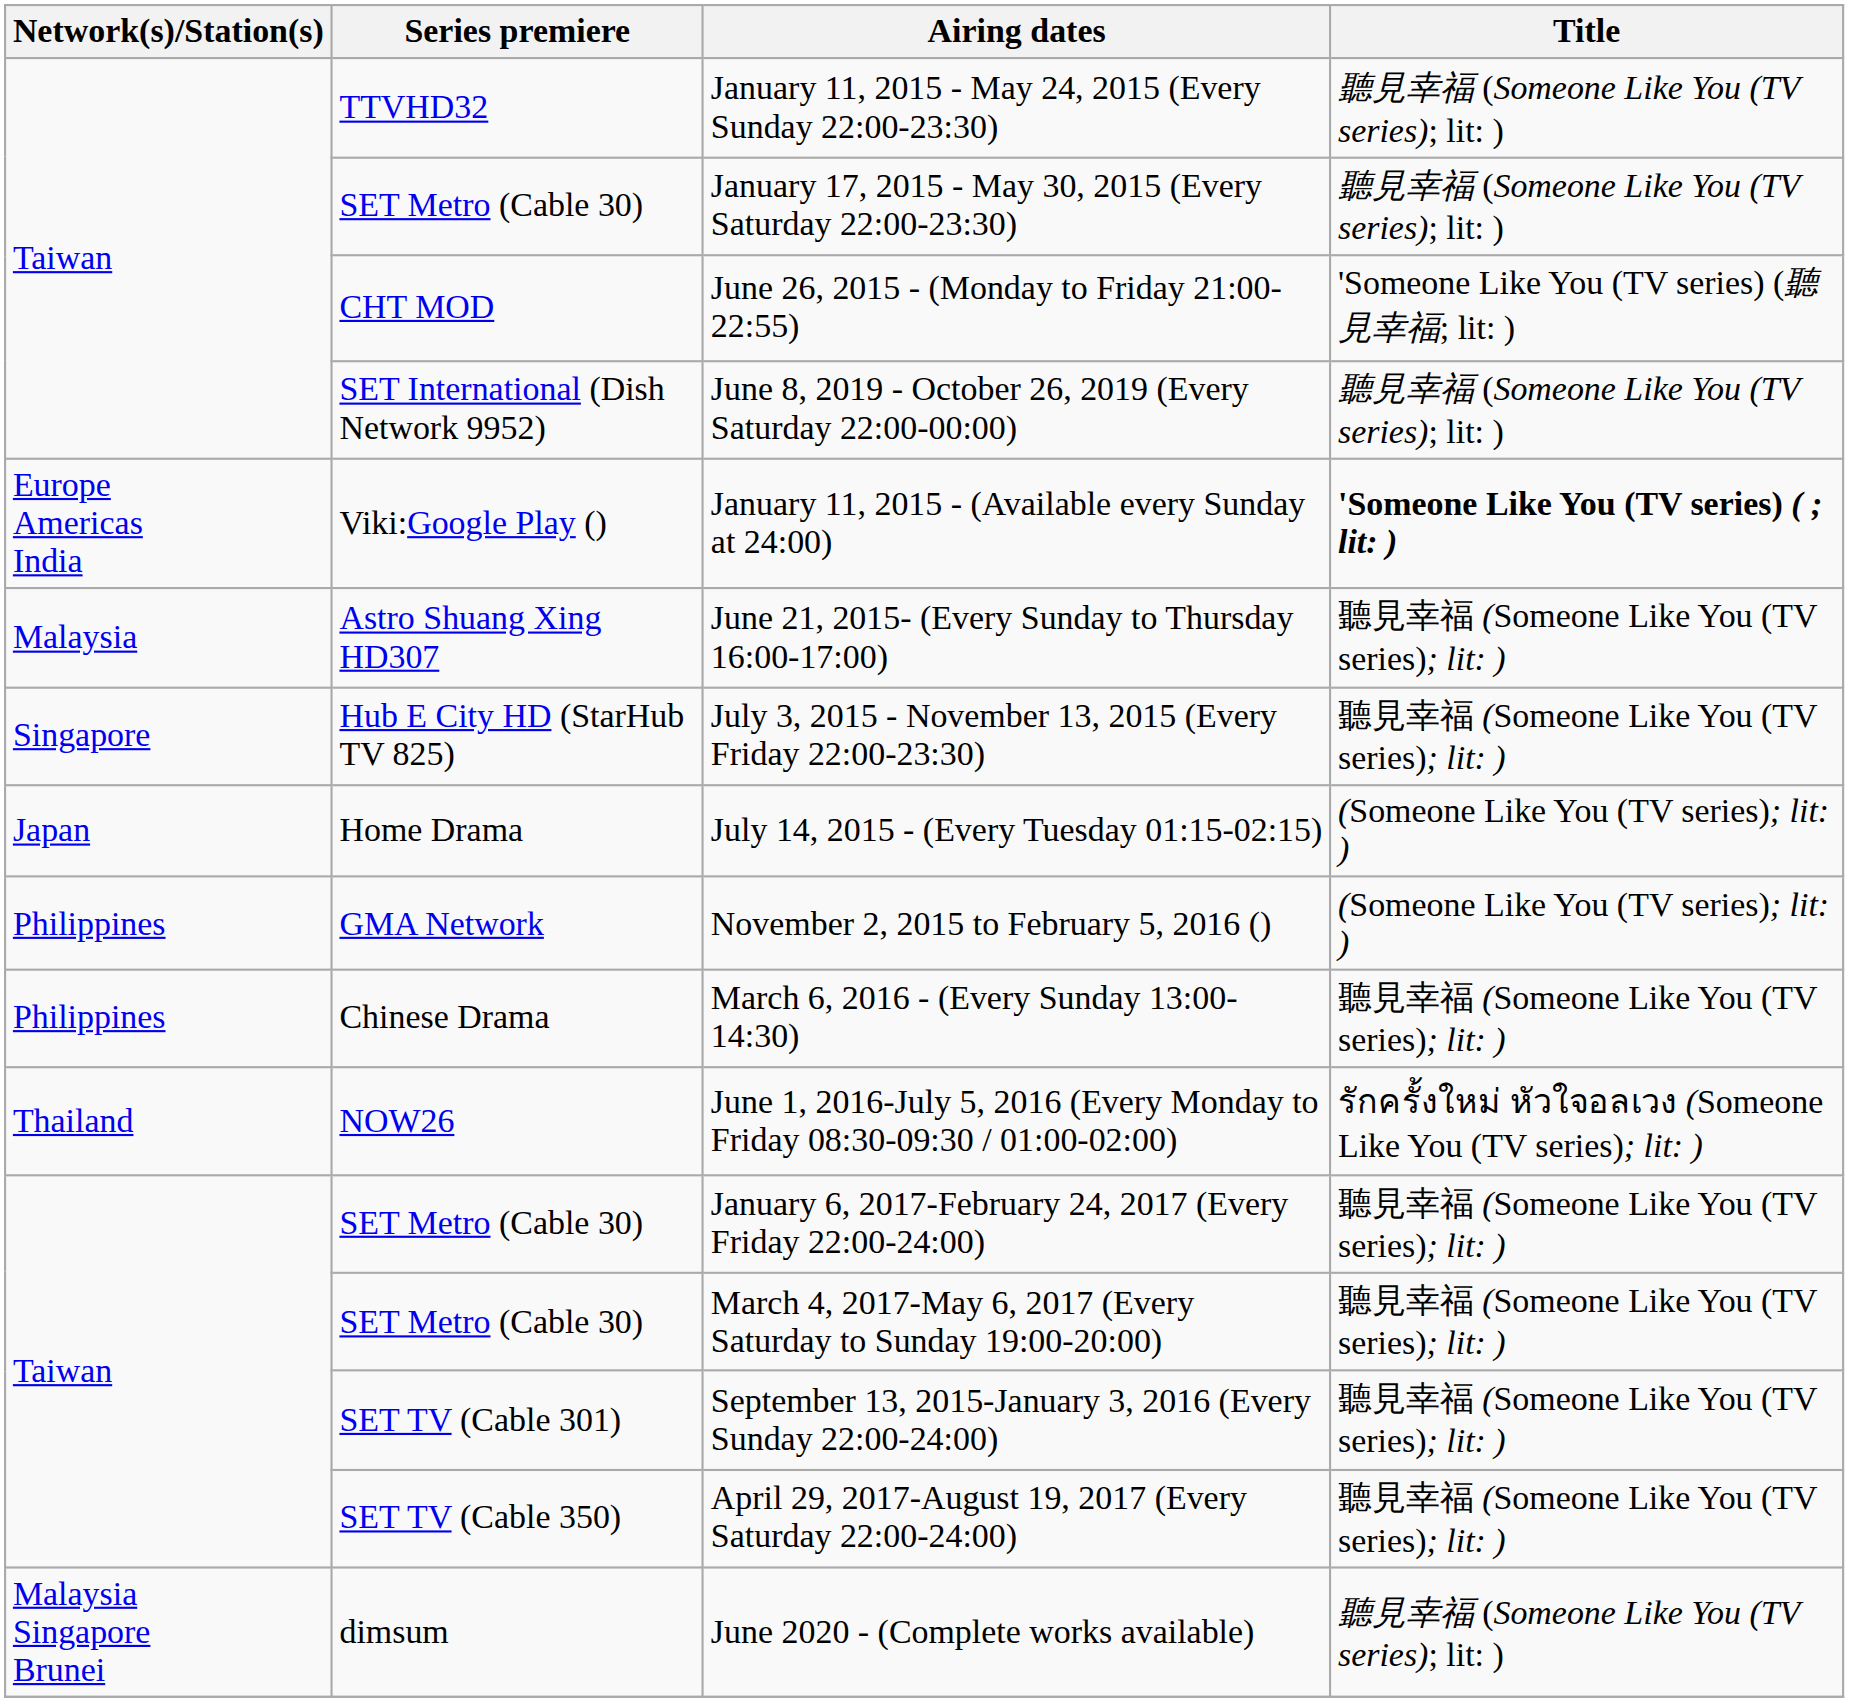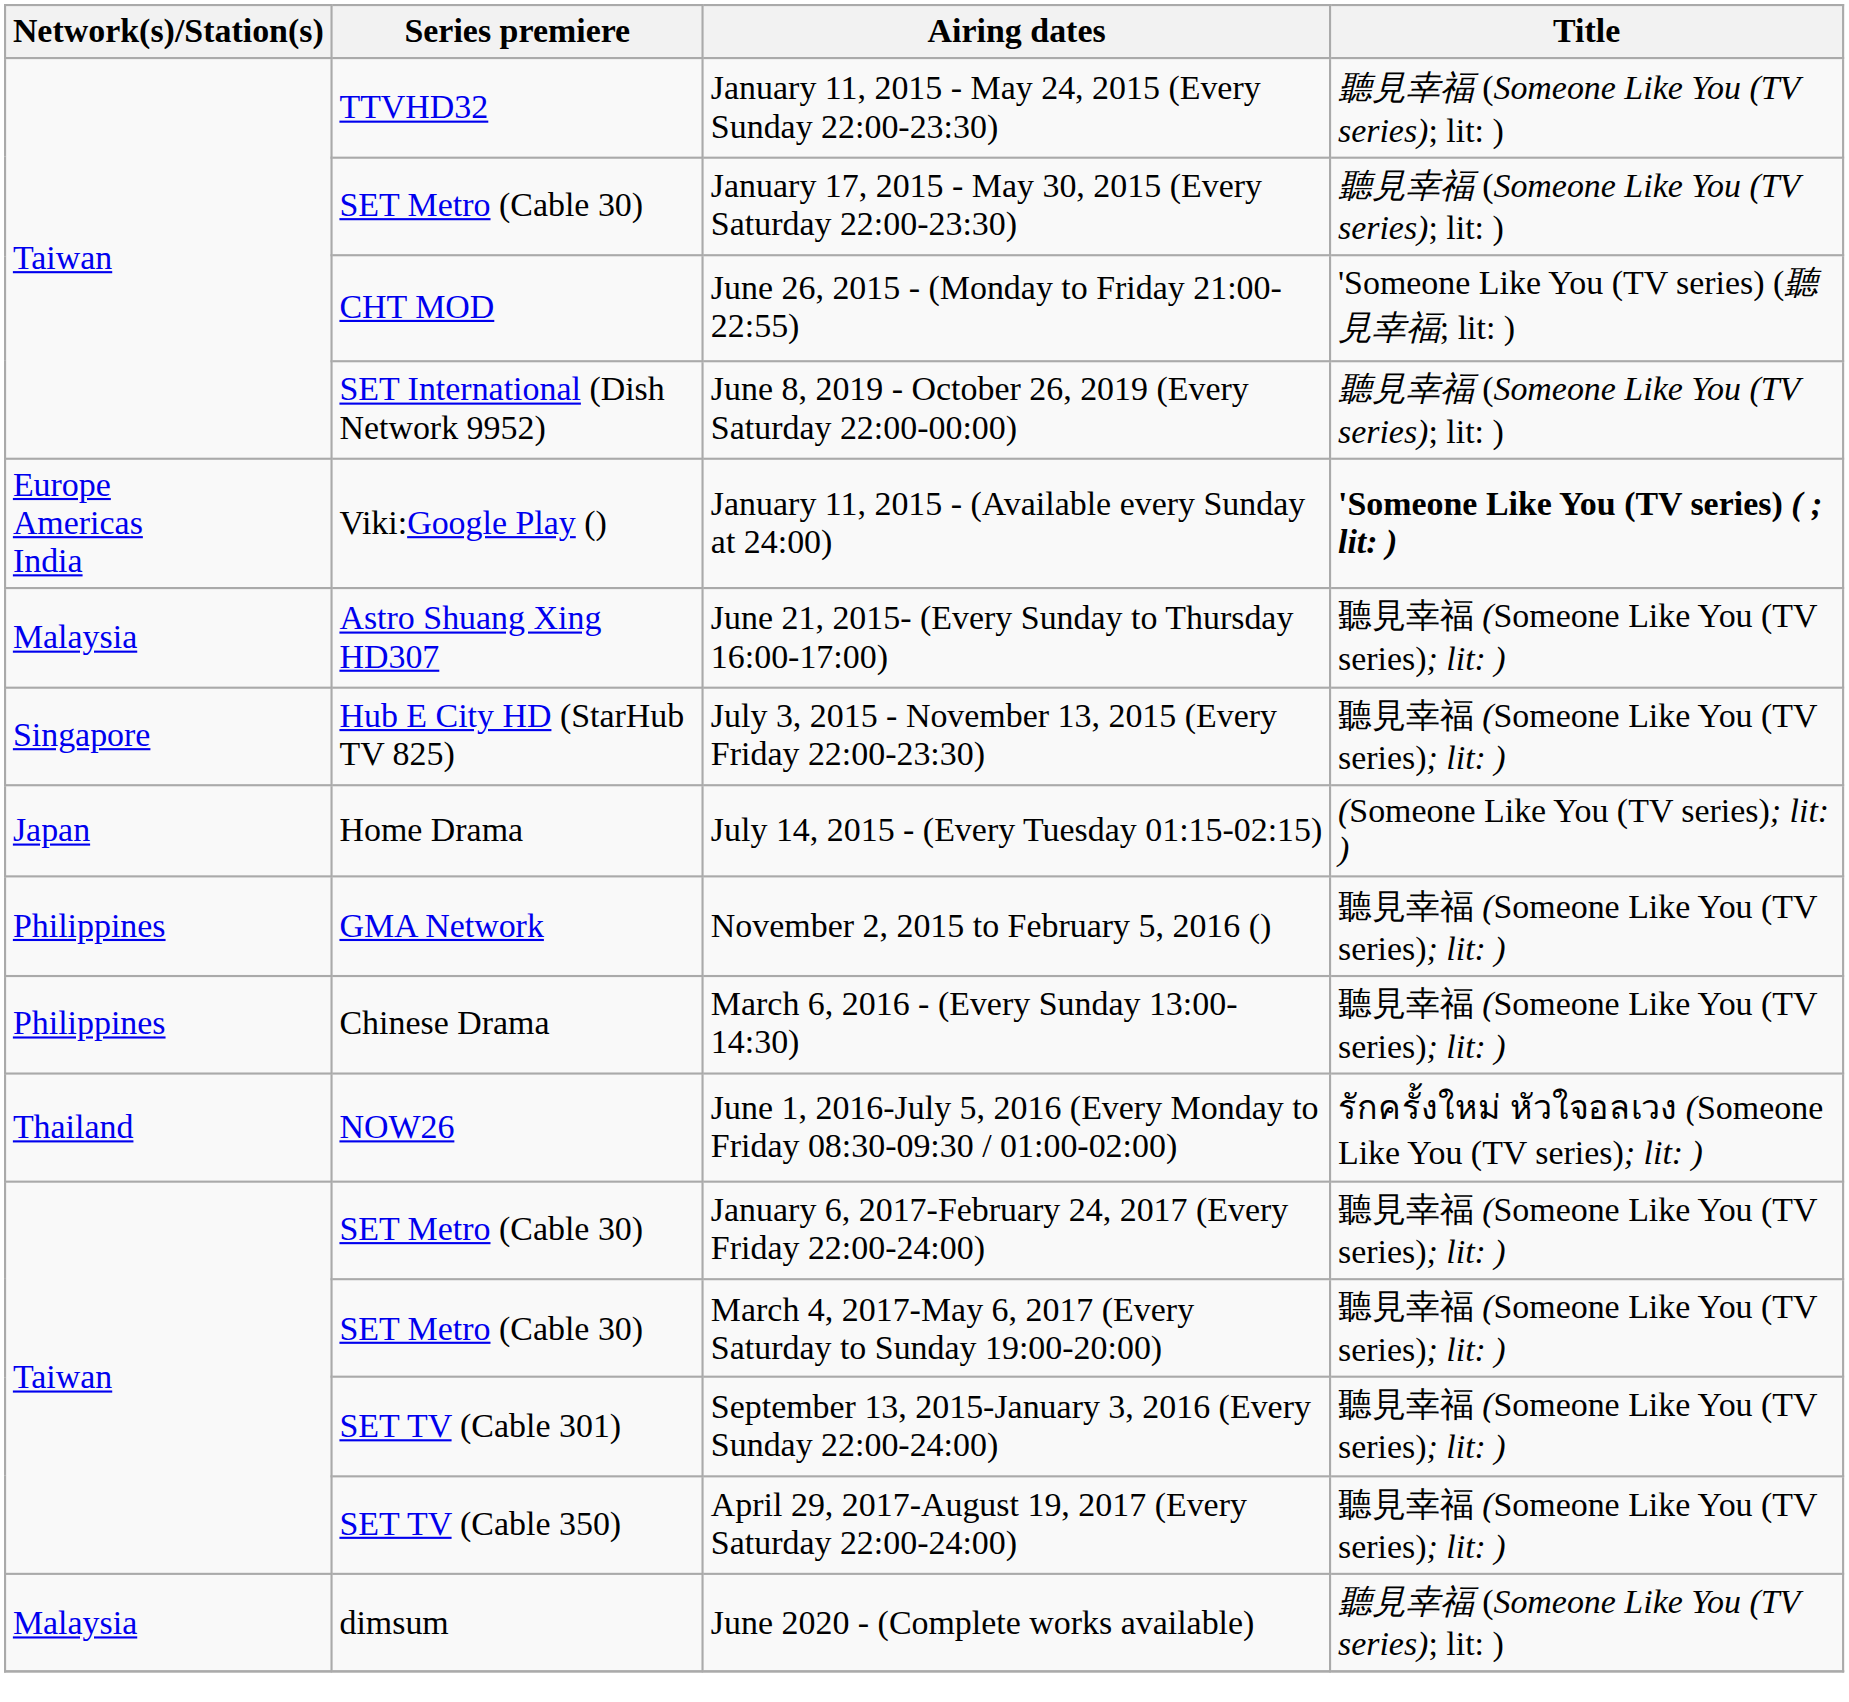(1584, 922) (Someone Like You (TV series); lit: ) -> (1578, 926) 聽見幸福 (Someone Like You (TV series); lit: )
(82, 1631) Malaysia Singapore Brunei -> (75, 1622) Malaysia
